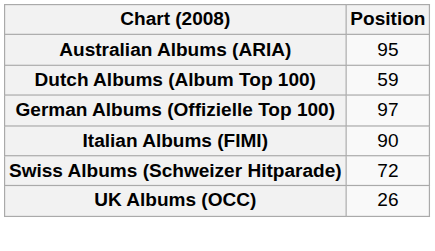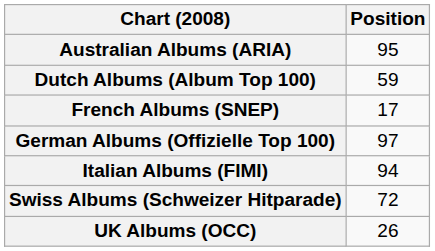+ row: (175, 110)
(388, 140) 90 -> (388, 170) 94
